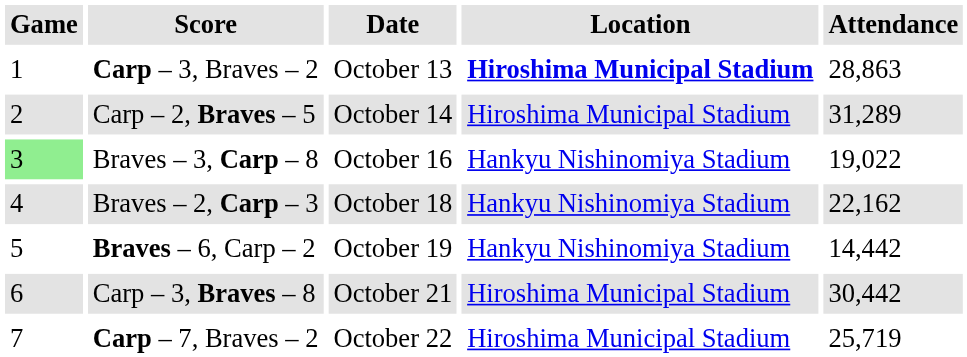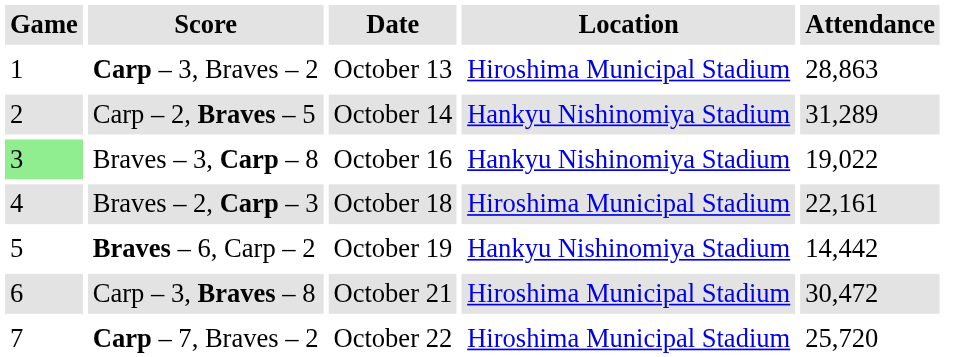(640, 69) bold -> (629, 69) normal
(629, 114) Hiroshima Municipal Stadium -> (629, 114) Hankyu Nishinomiya Stadium
(629, 203) Hankyu Nishinomiya Stadium -> (629, 203) Hiroshima Municipal Stadium
(865, 203) 22,162 -> (842, 203) 22,161
(865, 293) 30,442 -> (842, 293) 30,472
(865, 338) 25,719 -> (842, 338) 25,720
